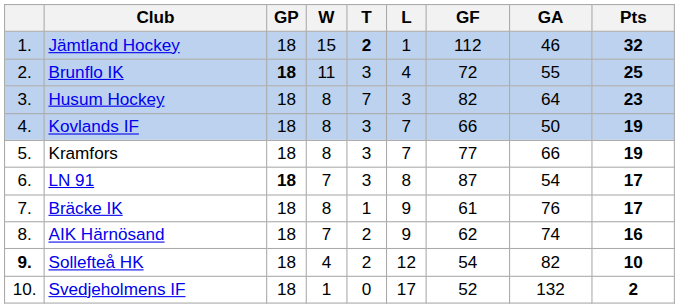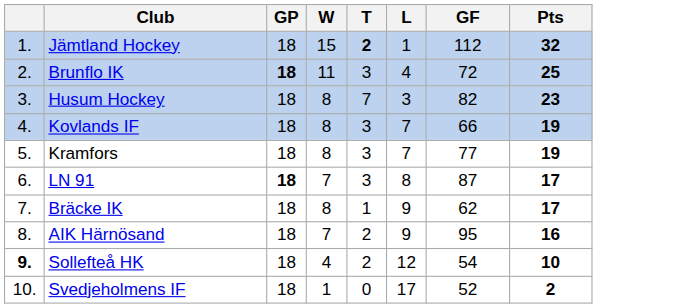- column: (551, 18)
(468, 208) 61 -> (468, 208) 62
(468, 235) 62 -> (468, 235) 95
